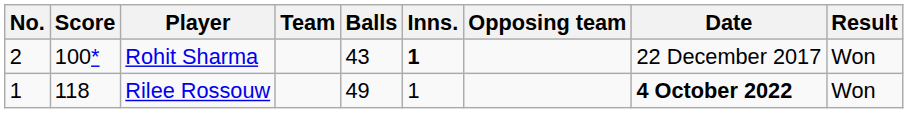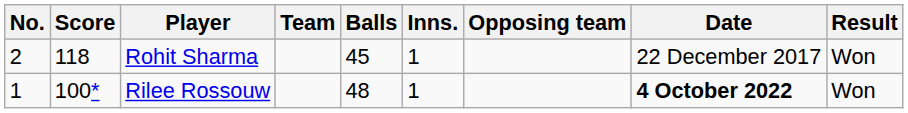(77, 57) 100* -> (72, 57) 118
(358, 57) 43 -> (358, 57) 45
(414, 57) bold -> (414, 57) normal
(72, 91) 118 -> (77, 91) 100*
(358, 91) 49 -> (358, 91) 48
